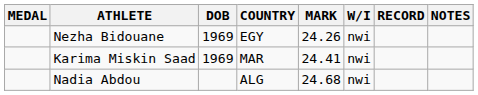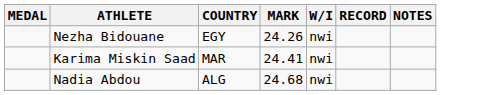- column: (218, 15)
